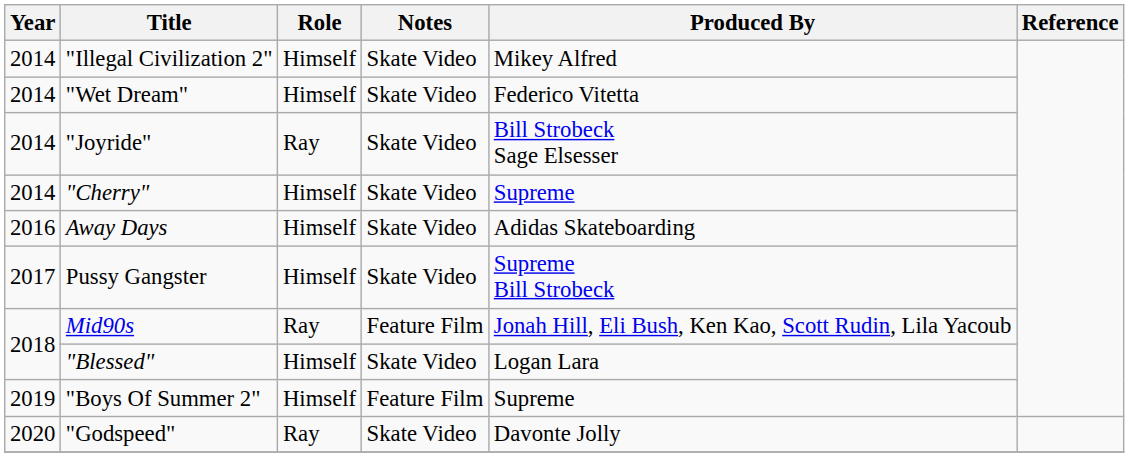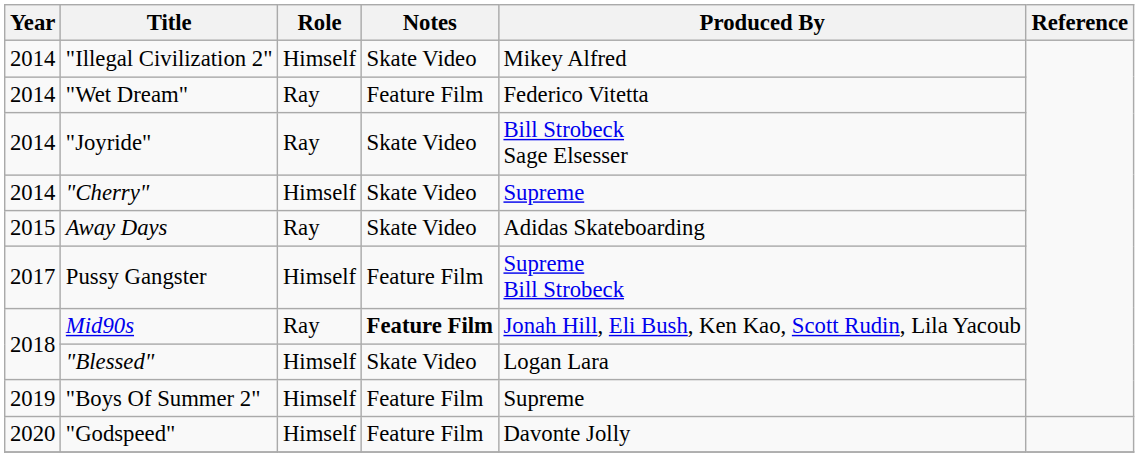(320, 94) Himself -> (301, 94) Ray
(422, 94) Skate Video -> (425, 94) Feature Film
(33, 228) 2016 -> (33, 228) 2015
(320, 228) Himself -> (301, 228) Ray
(422, 277) Skate Video -> (425, 277) Feature Film
(425, 325) normal -> (430, 325) bold
(301, 433) Ray -> (320, 433) Himself
(422, 433) Skate Video -> (425, 433) Feature Film
